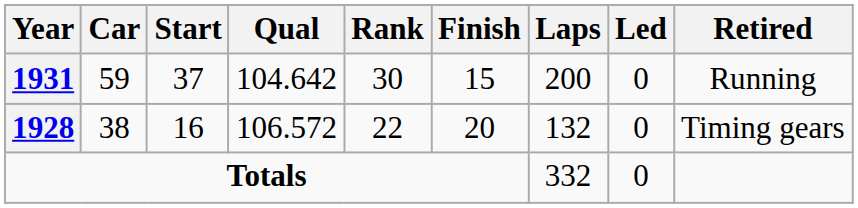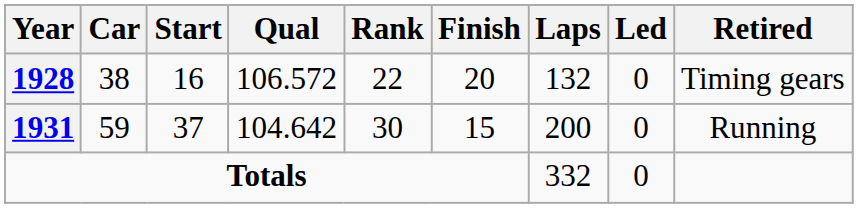rows swapped: (43, 127) <-> (43, 78)
